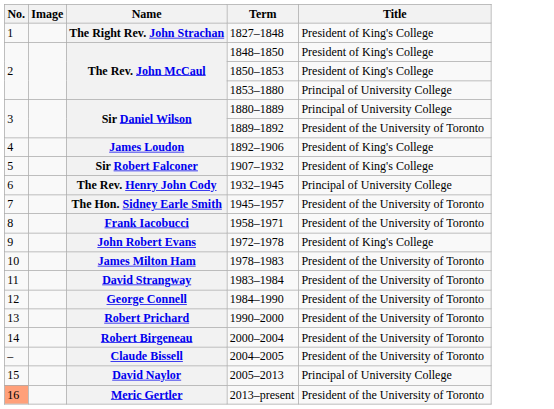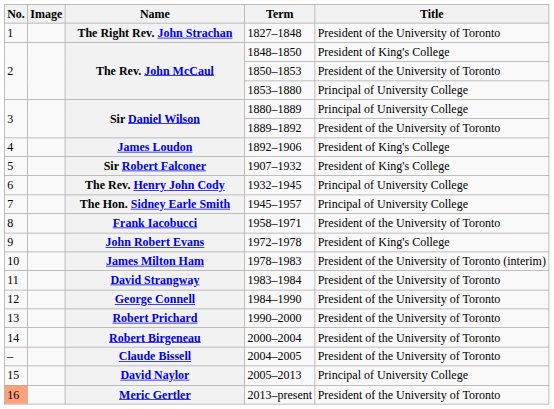(367, 33) President of King's College -> (409, 33) President of the University of Toronto
(367, 71) President of King's College -> (409, 71) President of the University of Toronto
(393, 204) President of the University of Toronto -> (393, 204) Principal of University College
(393, 261) President of the University of Toronto -> (432, 261) President of the University of Toronto (interim)
